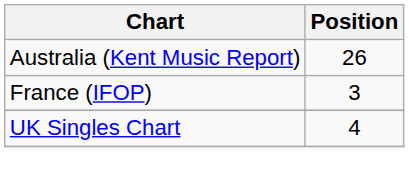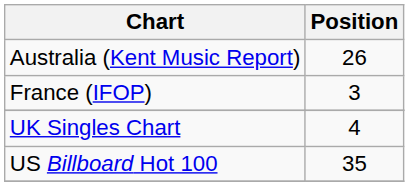+ row: (114, 163)
